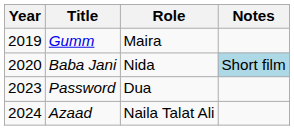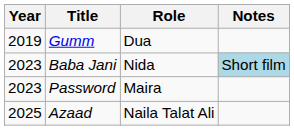(142, 40) Maira -> (137, 40) Dua
(25, 64) 2020 -> (25, 64) 2023
(137, 88) Dua -> (142, 88) Maira
(25, 112) 2024 -> (25, 112) 2025
